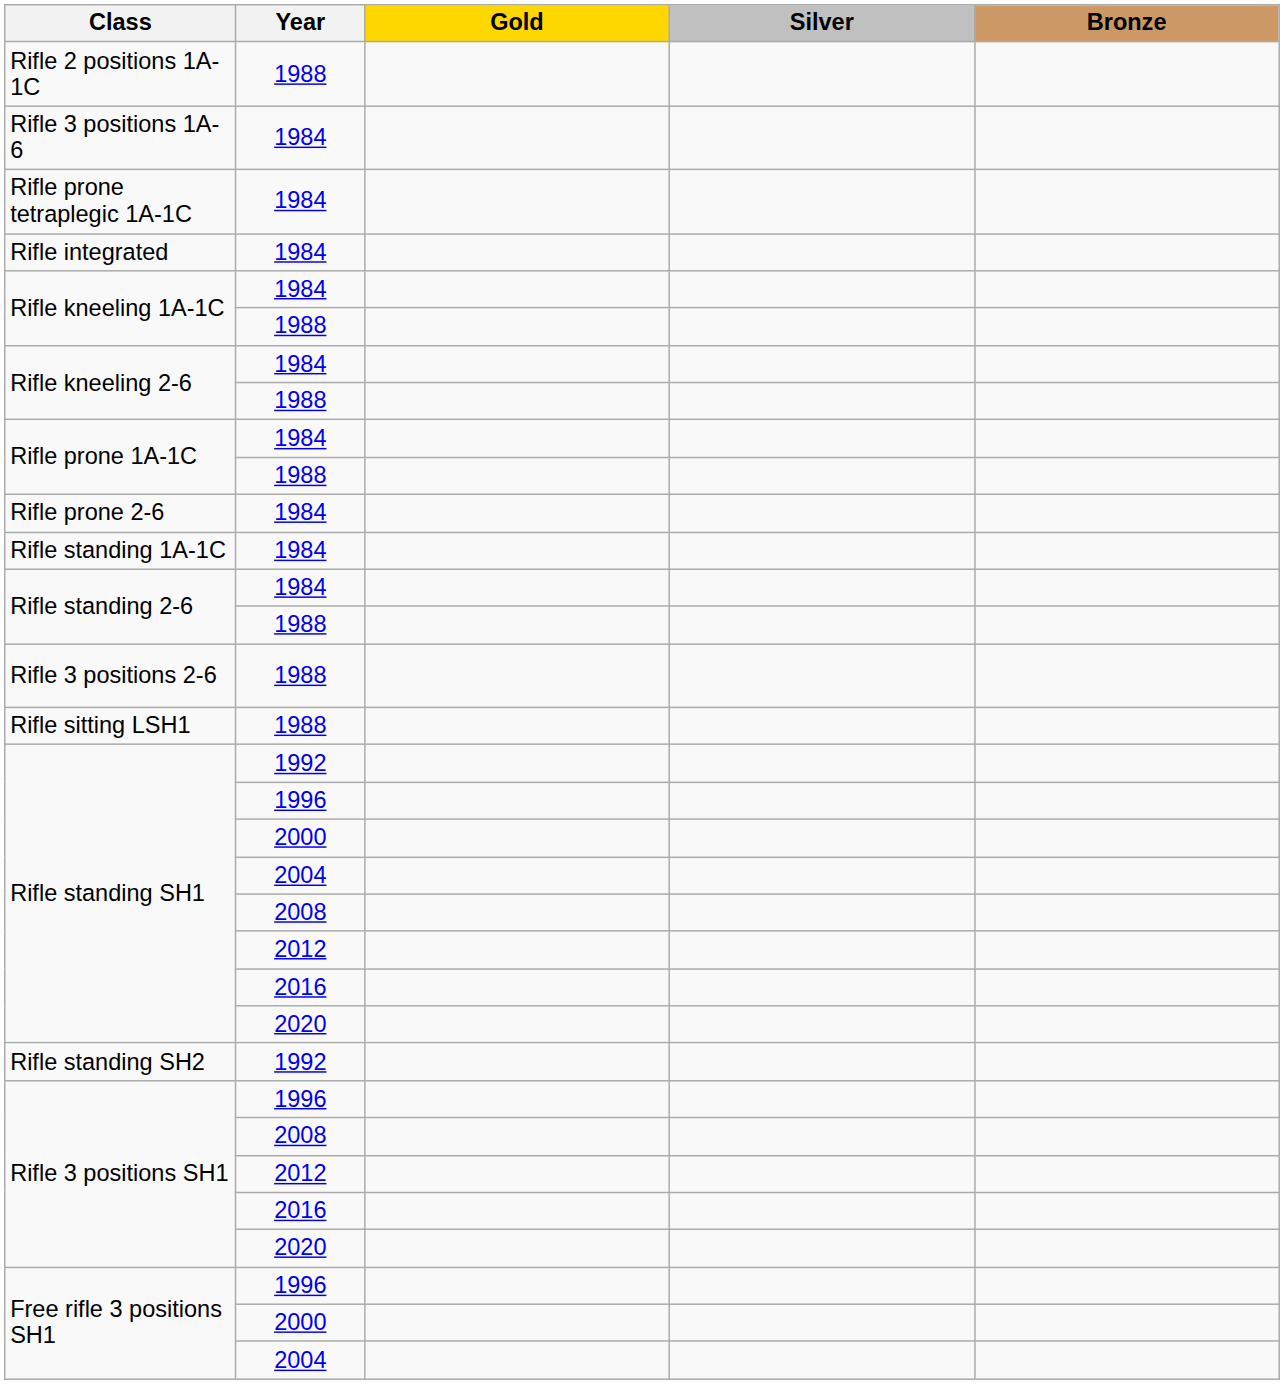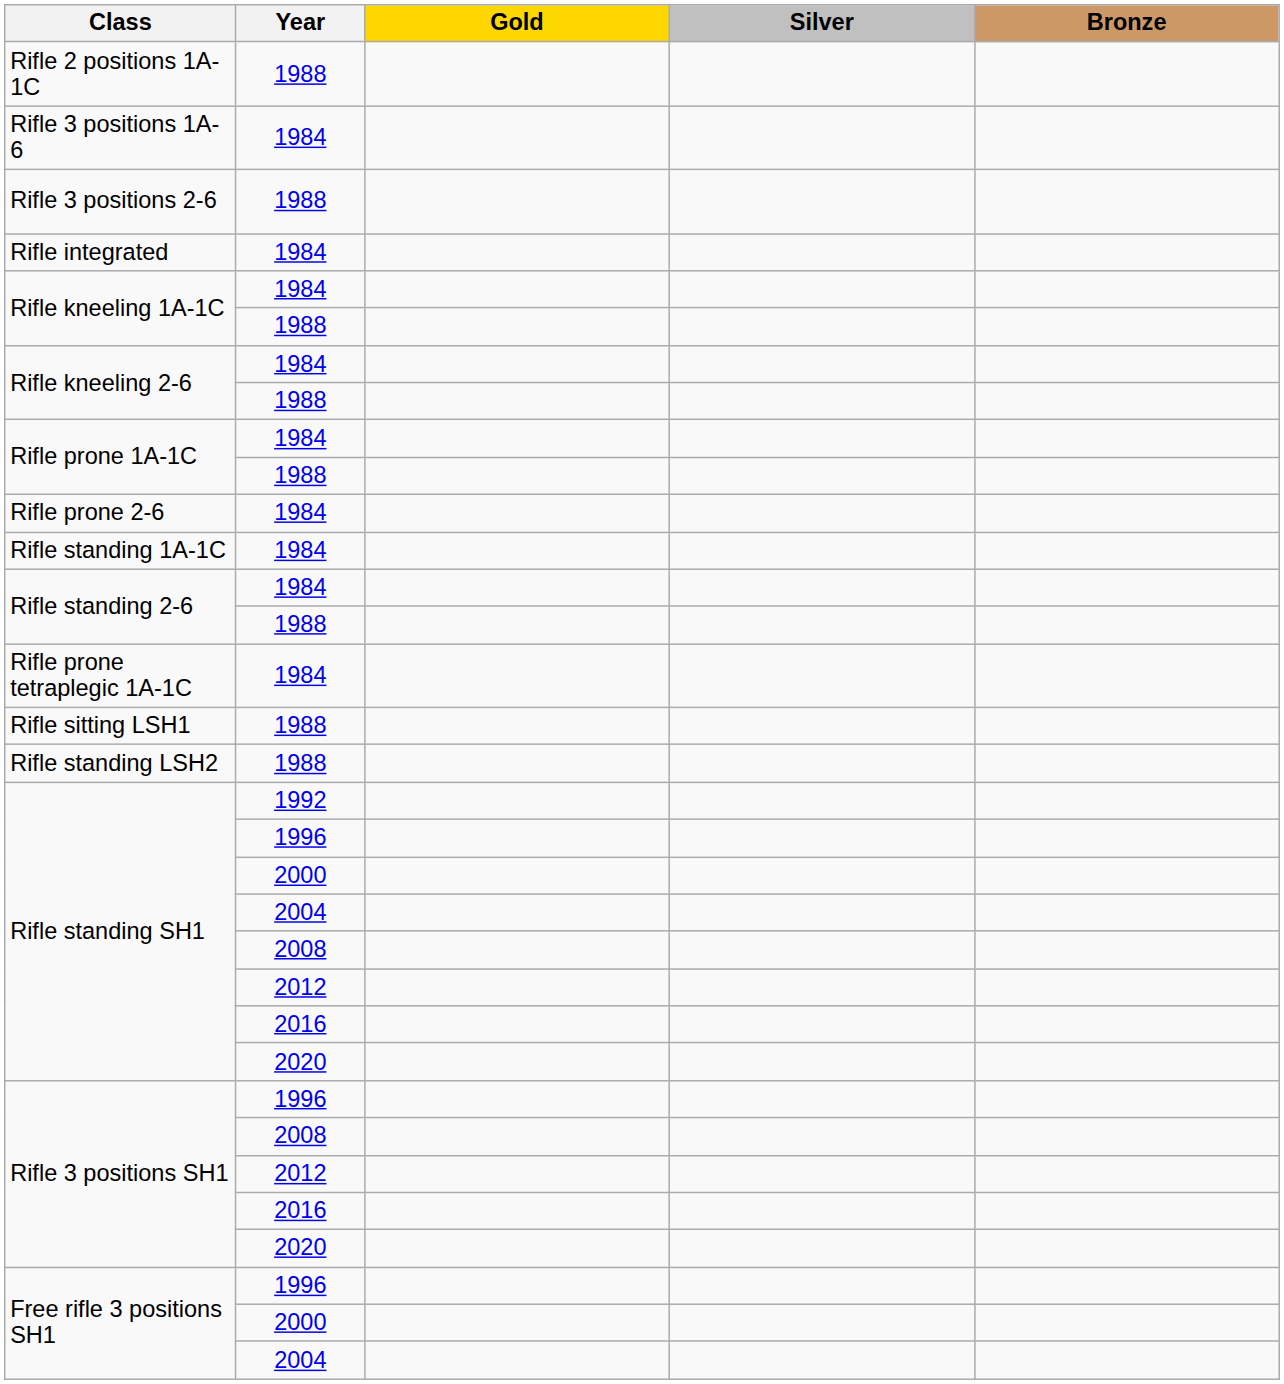rows swapped: (113, 675) <-> (101, 201)
+ row: (114, 763)
- row: (108, 1061)
